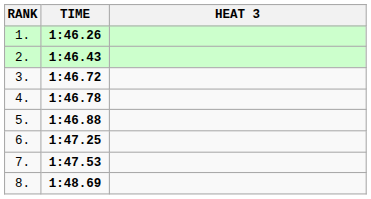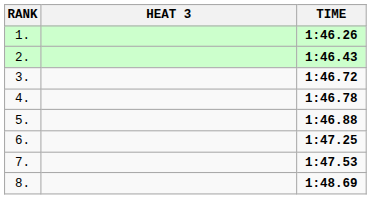columns swapped: (237, 15) <-> (75, 15)
